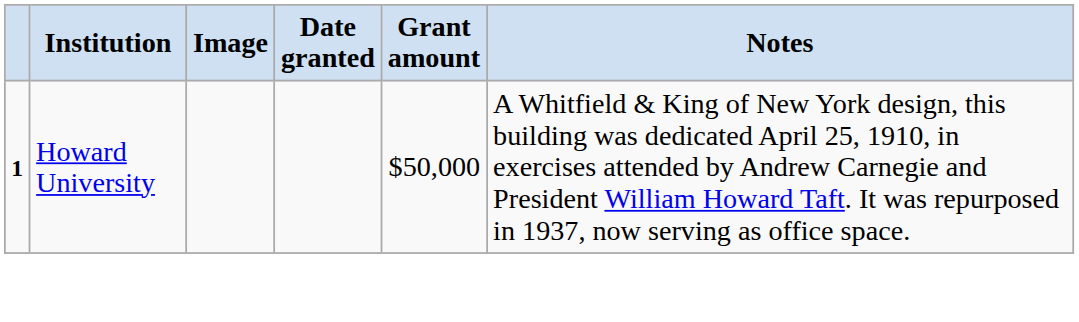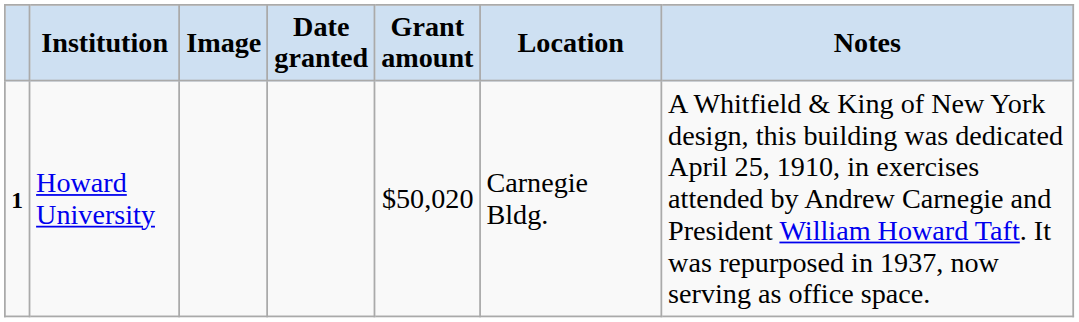+ column: (571, 42)
(434, 166) $50,000 -> (428, 198) $50,020
